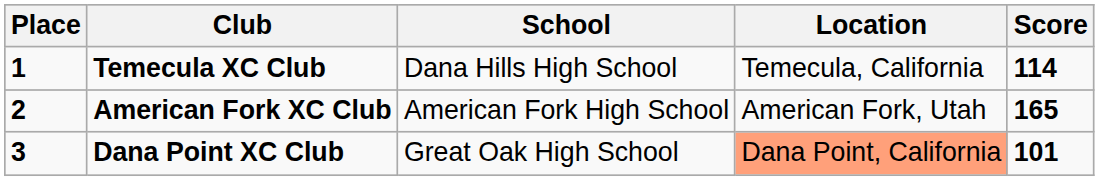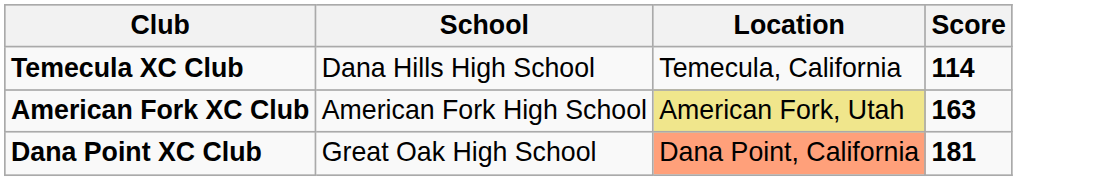- column: (46, 25)
(864, 110) no background -> (782, 110) khaki background
(1036, 110) 165 -> (954, 110) 163
(1036, 152) 101 -> (954, 152) 181
